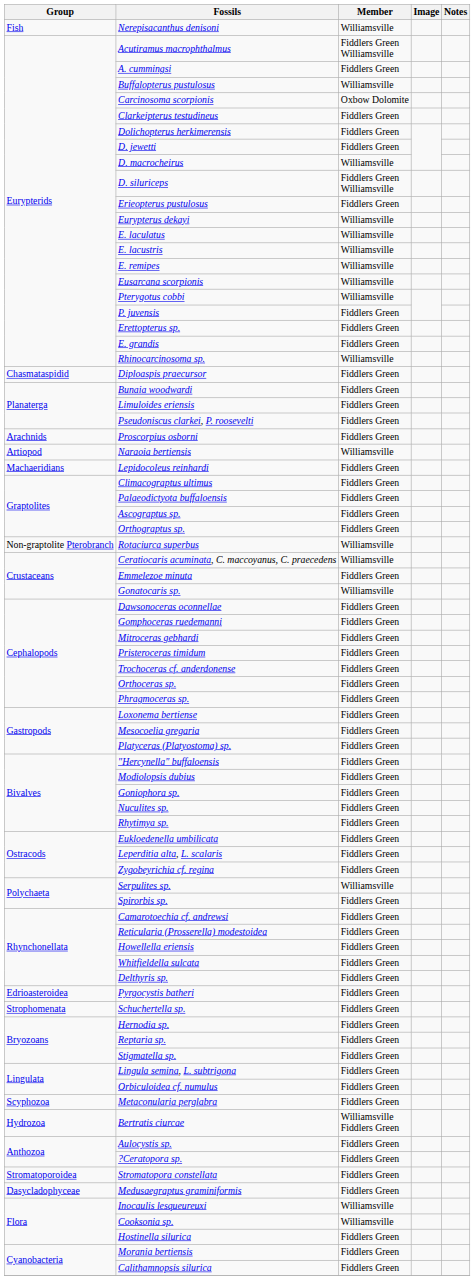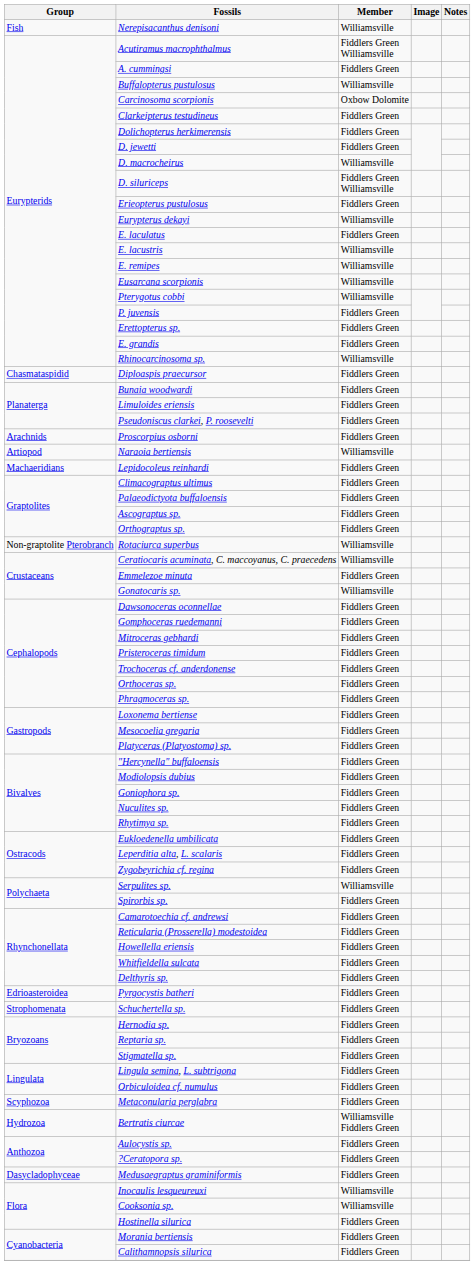(367, 235) Williamsville -> (370, 235) Fiddlers Green
- row: (168, 1175)
